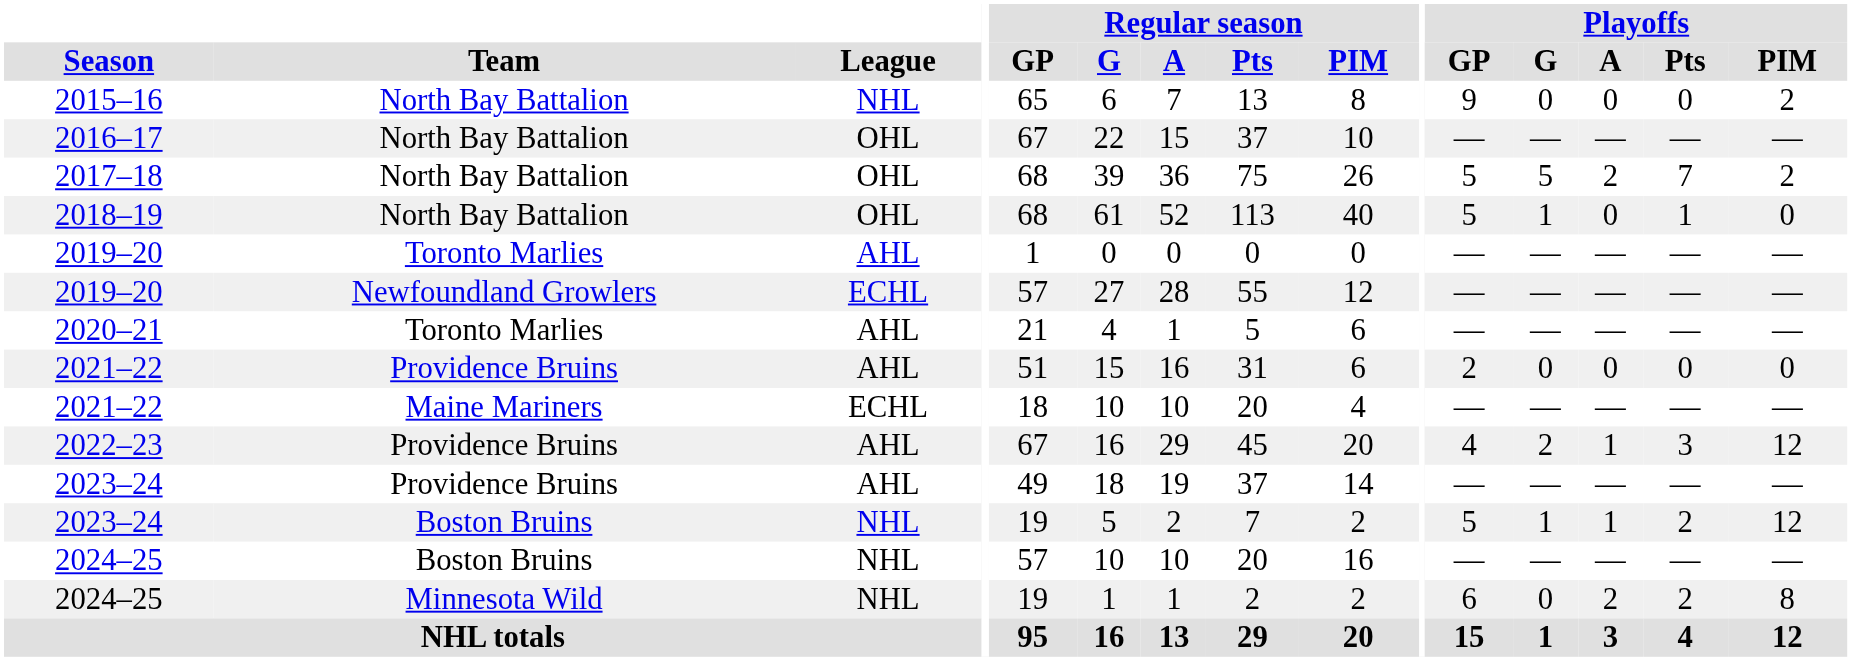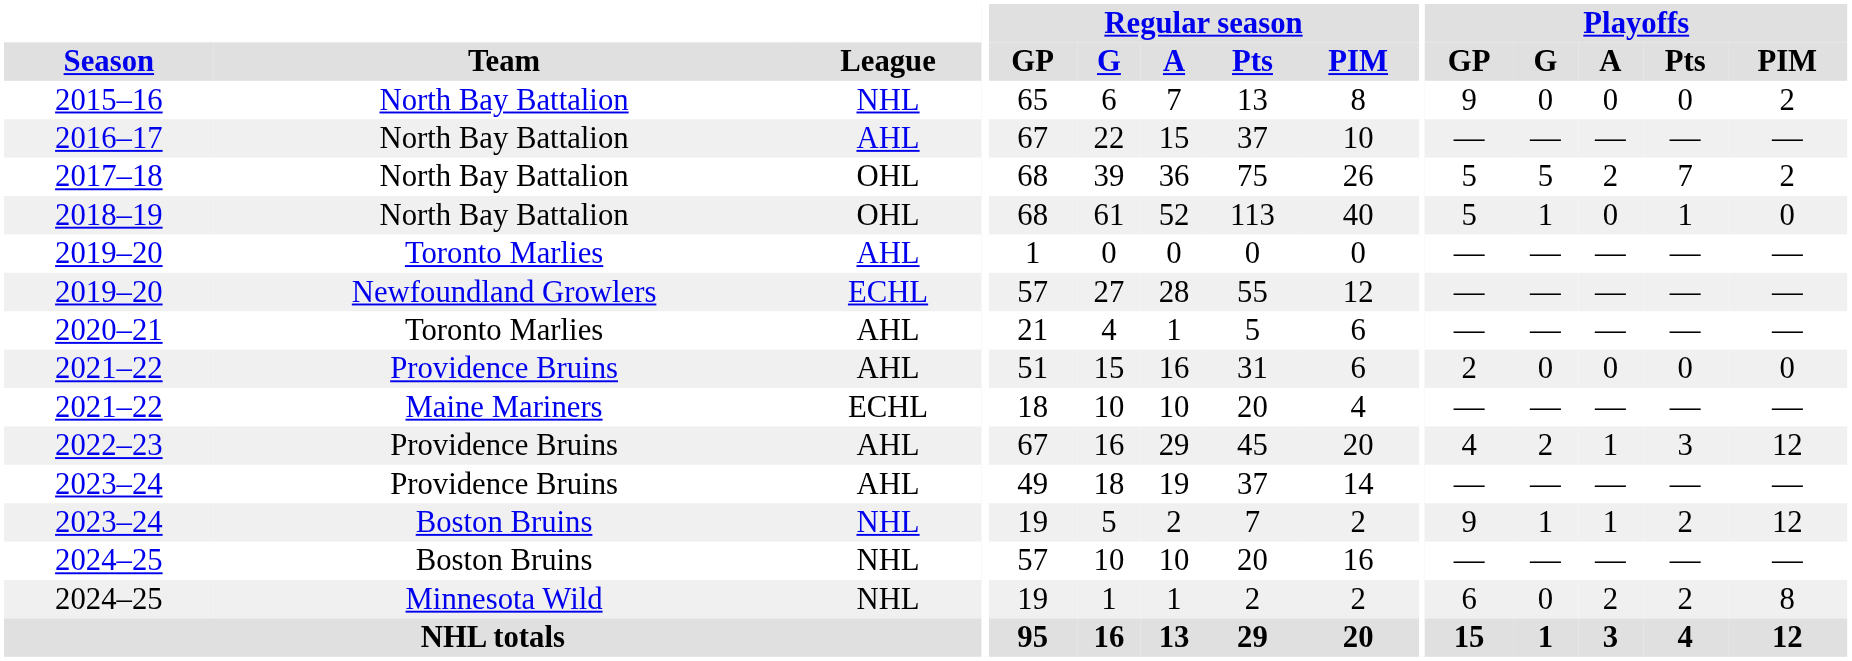(888, 137) OHL -> (888, 137) AHL
(1469, 521) 5 -> (1469, 521) 9
